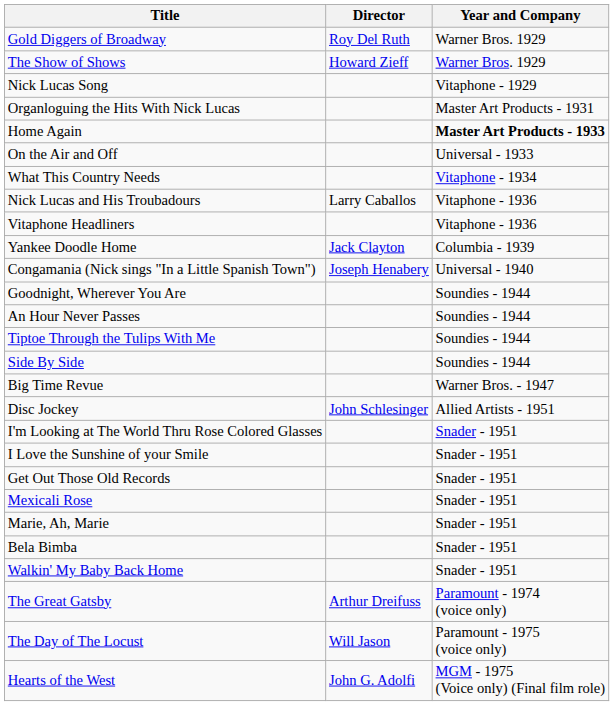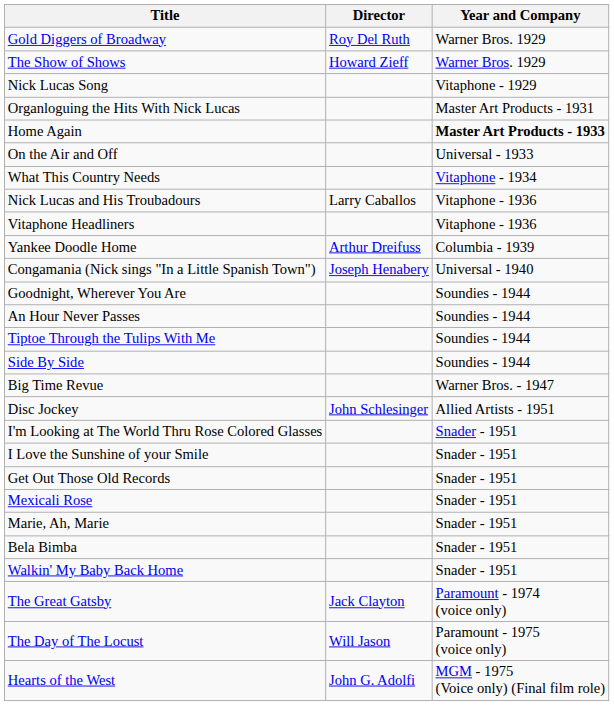(367, 246) Jack Clayton -> (375, 246) Arthur Dreifuss
(375, 601) Arthur Dreifuss -> (367, 601) Jack Clayton
